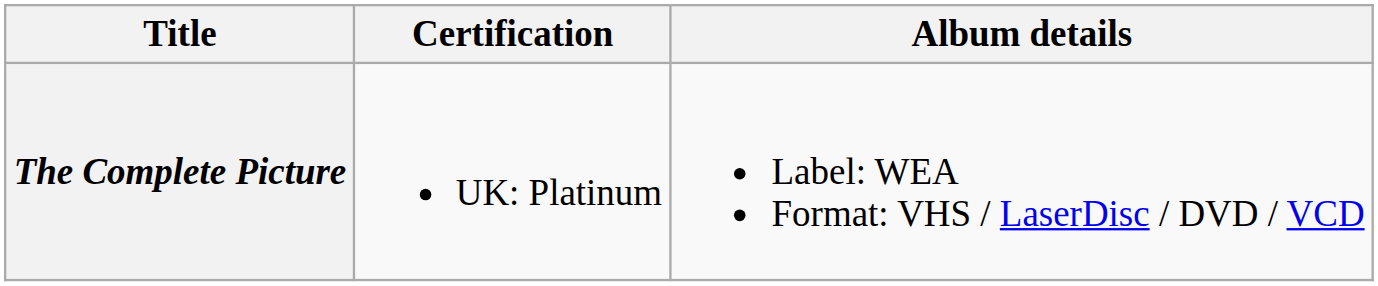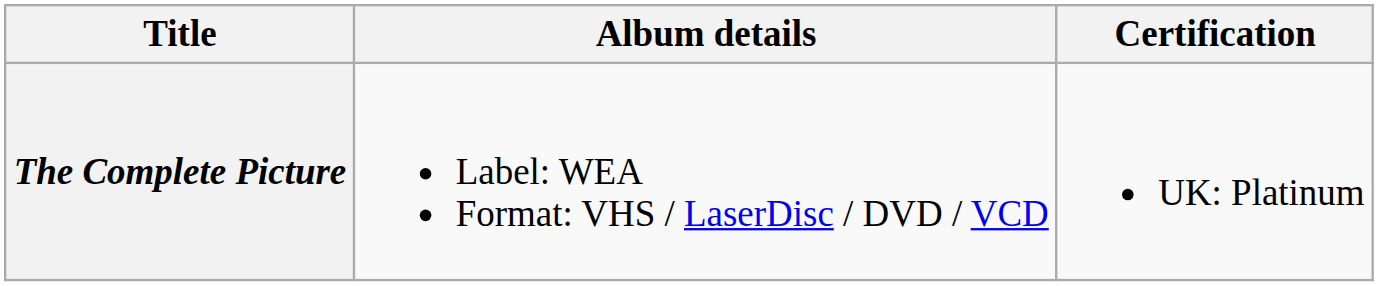columns swapped: (1022, 33) <-> (513, 33)
